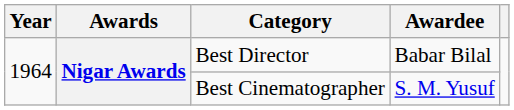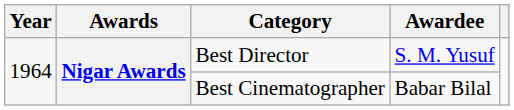(443, 54) Babar Bilal -> (445, 54) S. M. Yusuf
(445, 88) S. M. Yusuf -> (443, 88) Babar Bilal
